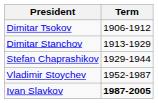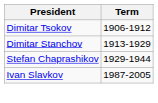- row: (46, 75)
(127, 91) bold -> (127, 75) normal
